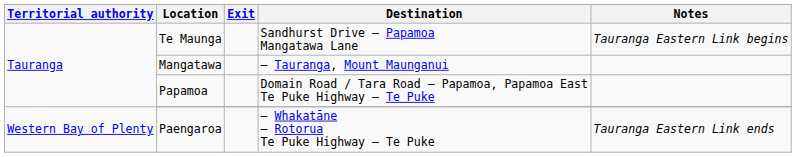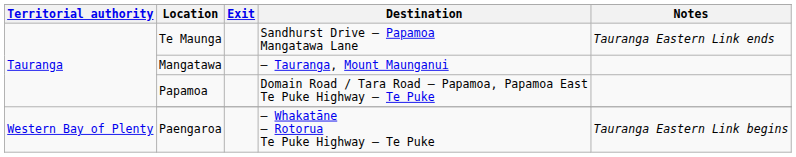(691, 39) Tauranga Eastern Link begins -> (684, 39) Tauranga Eastern Link ends
(684, 129) Tauranga Eastern Link ends -> (691, 129) Tauranga Eastern Link begins
